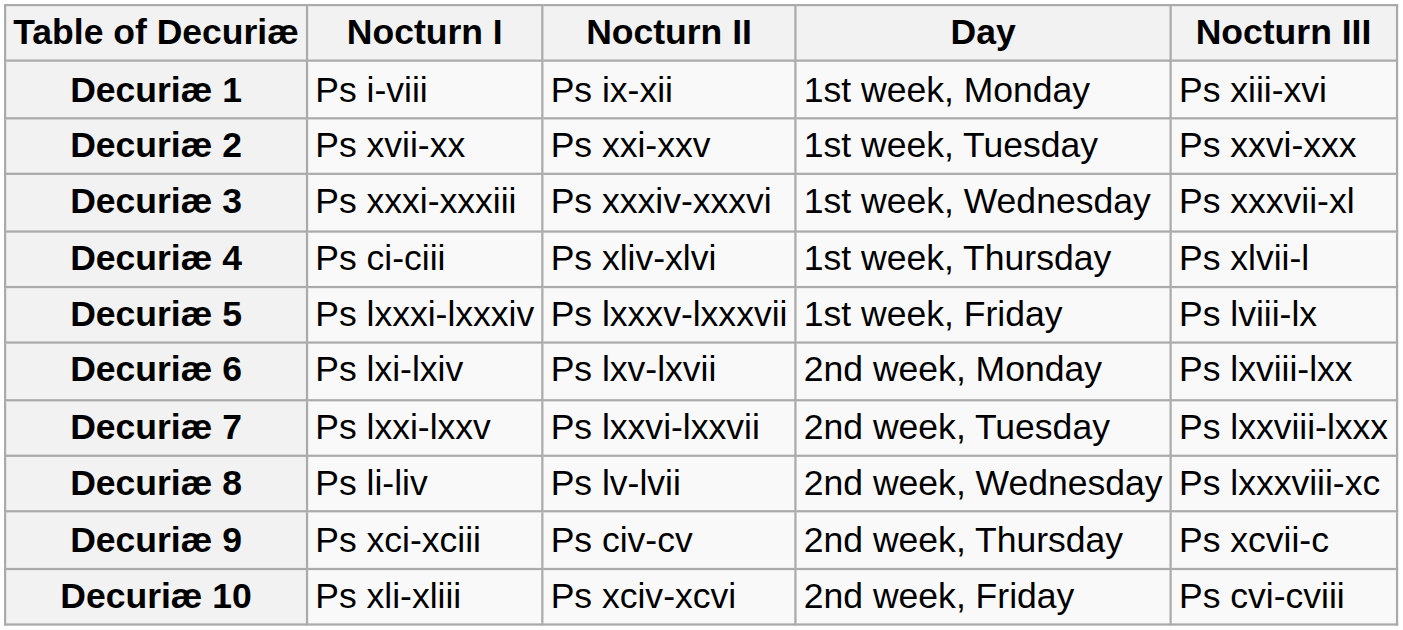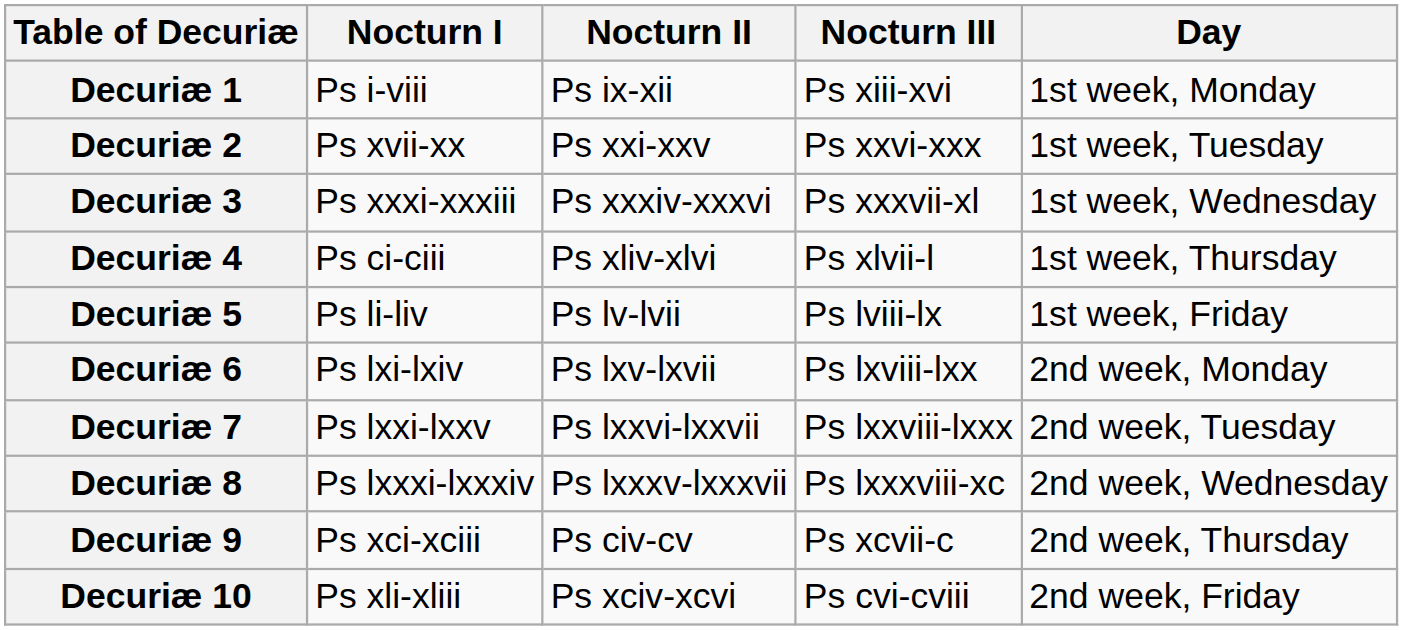columns swapped: (1284, 32) <-> (983, 32)
(425, 314) Ps lxxxi-lxxxiv -> (371, 314) Ps li-liv
(669, 314) Ps lxxxv-lxxxvii -> (616, 314) Ps lv-lvii
(371, 483) Ps li-liv -> (425, 483) Ps lxxxi-lxxxiv
(616, 483) Ps lv-lvii -> (669, 483) Ps lxxxv-lxxxvii
